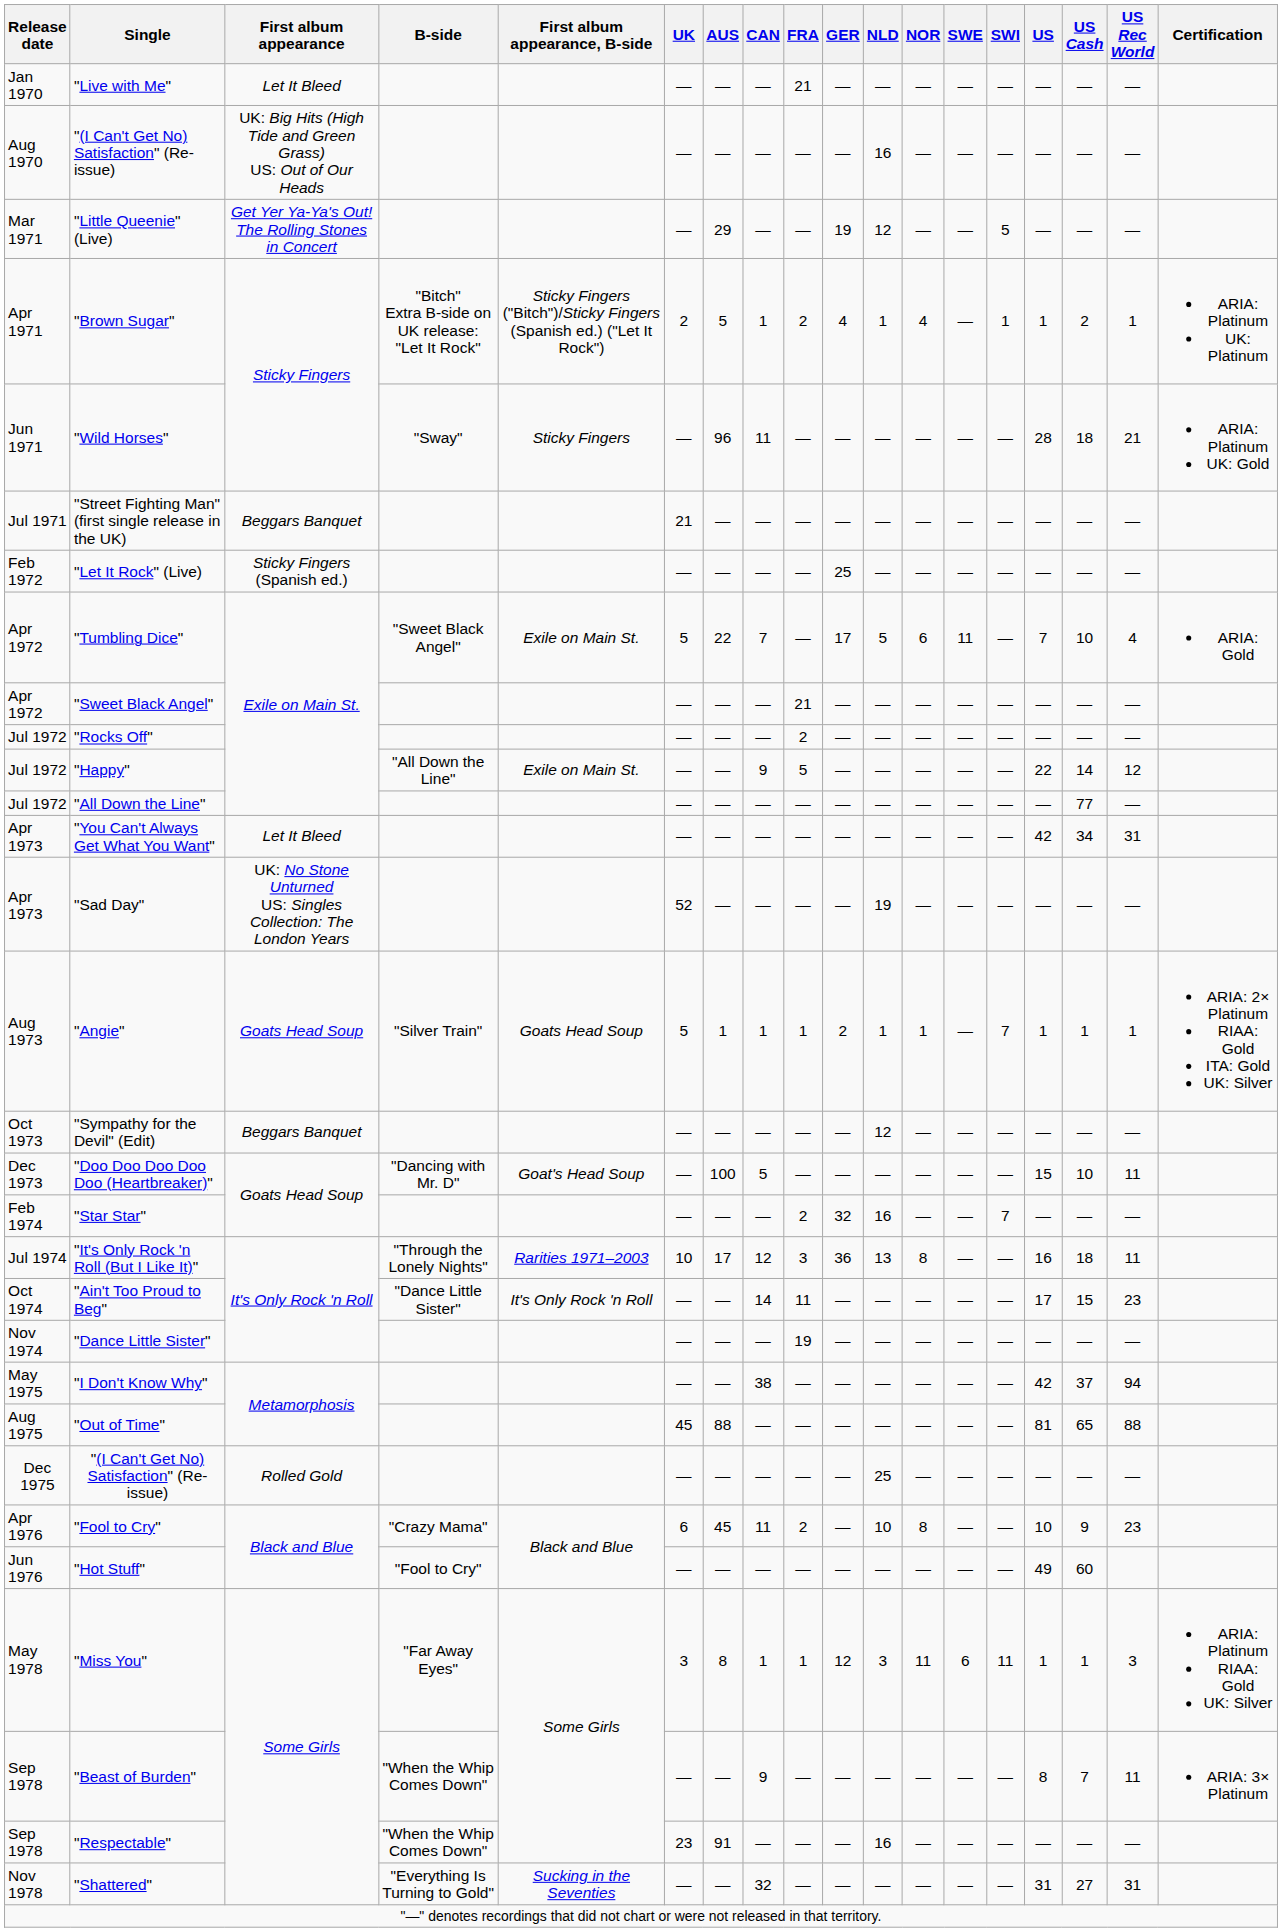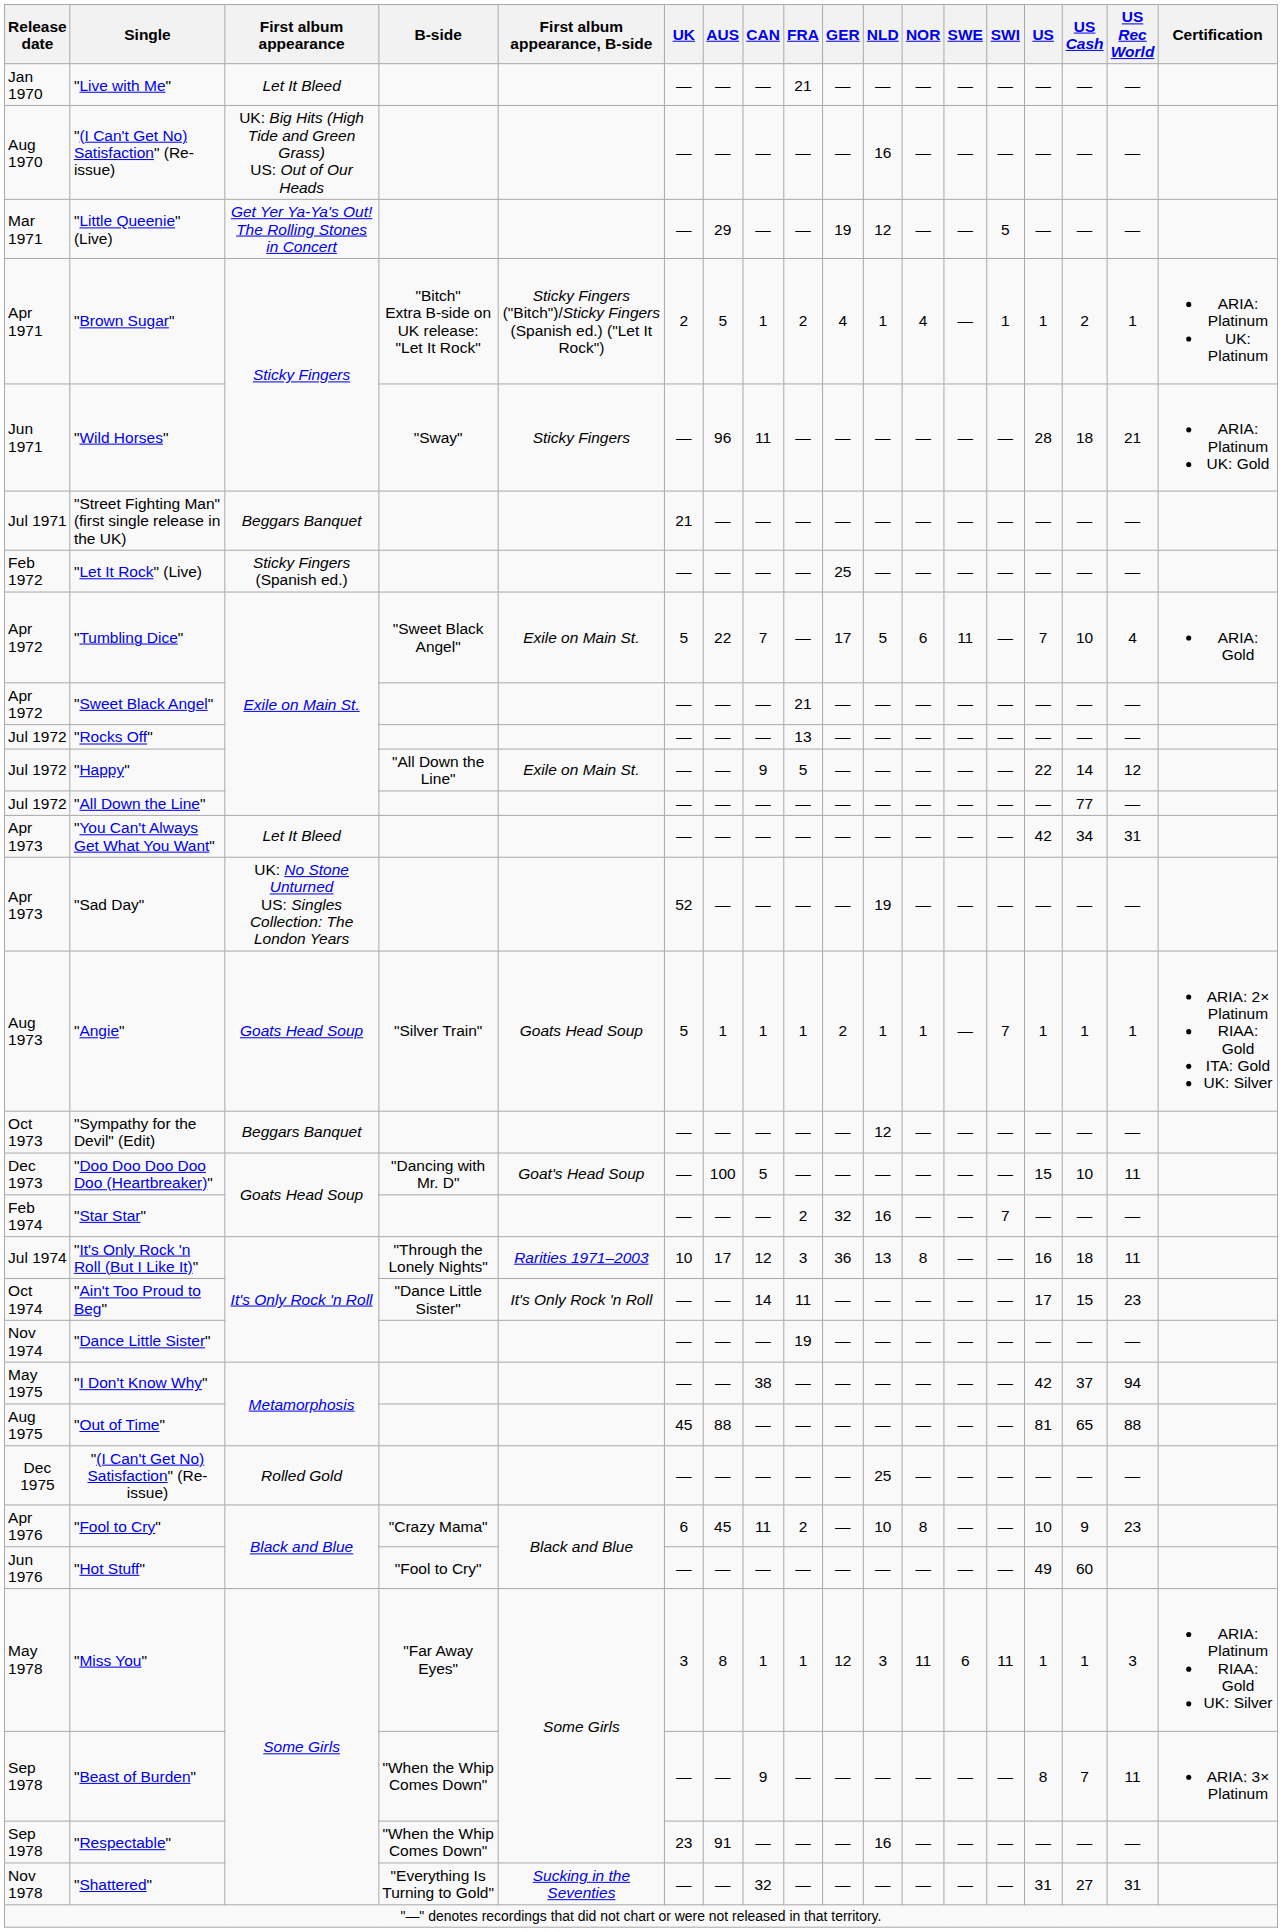(803, 737) 2 -> (803, 737) 13
